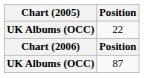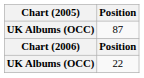rows swapped: (118, 30) <-> (118, 64)
